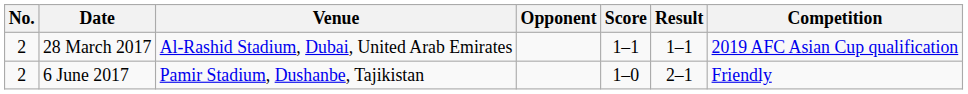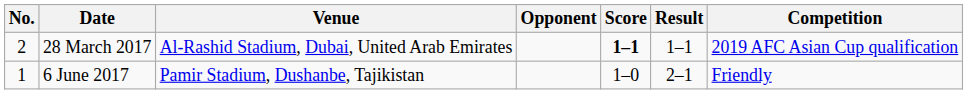(626, 46) normal -> (626, 46) bold
(22, 74) 2 -> (22, 74) 1
